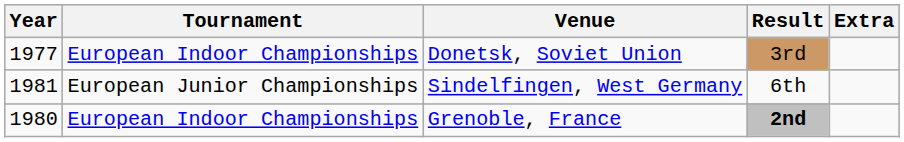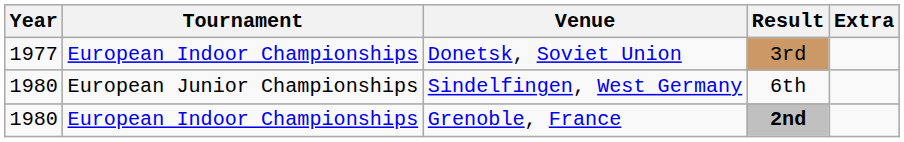(34, 87) 1981 -> (34, 87) 1980
